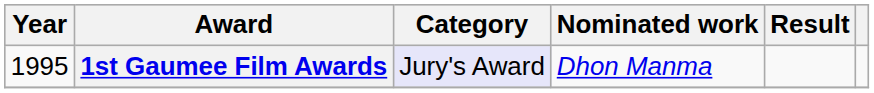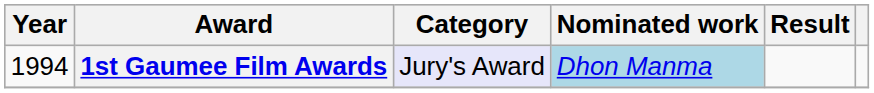(40, 66) 1995 -> (40, 66) 1994
(635, 66) no background -> (635, 66) lightblue background
